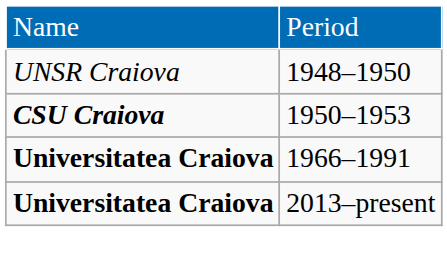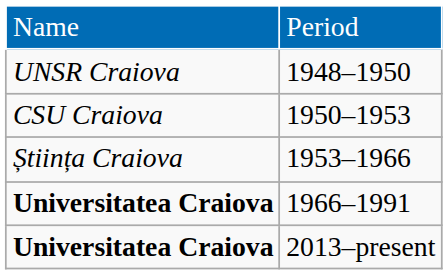(89, 114) bold -> (88, 114) normal
+ row: (349, 158)
